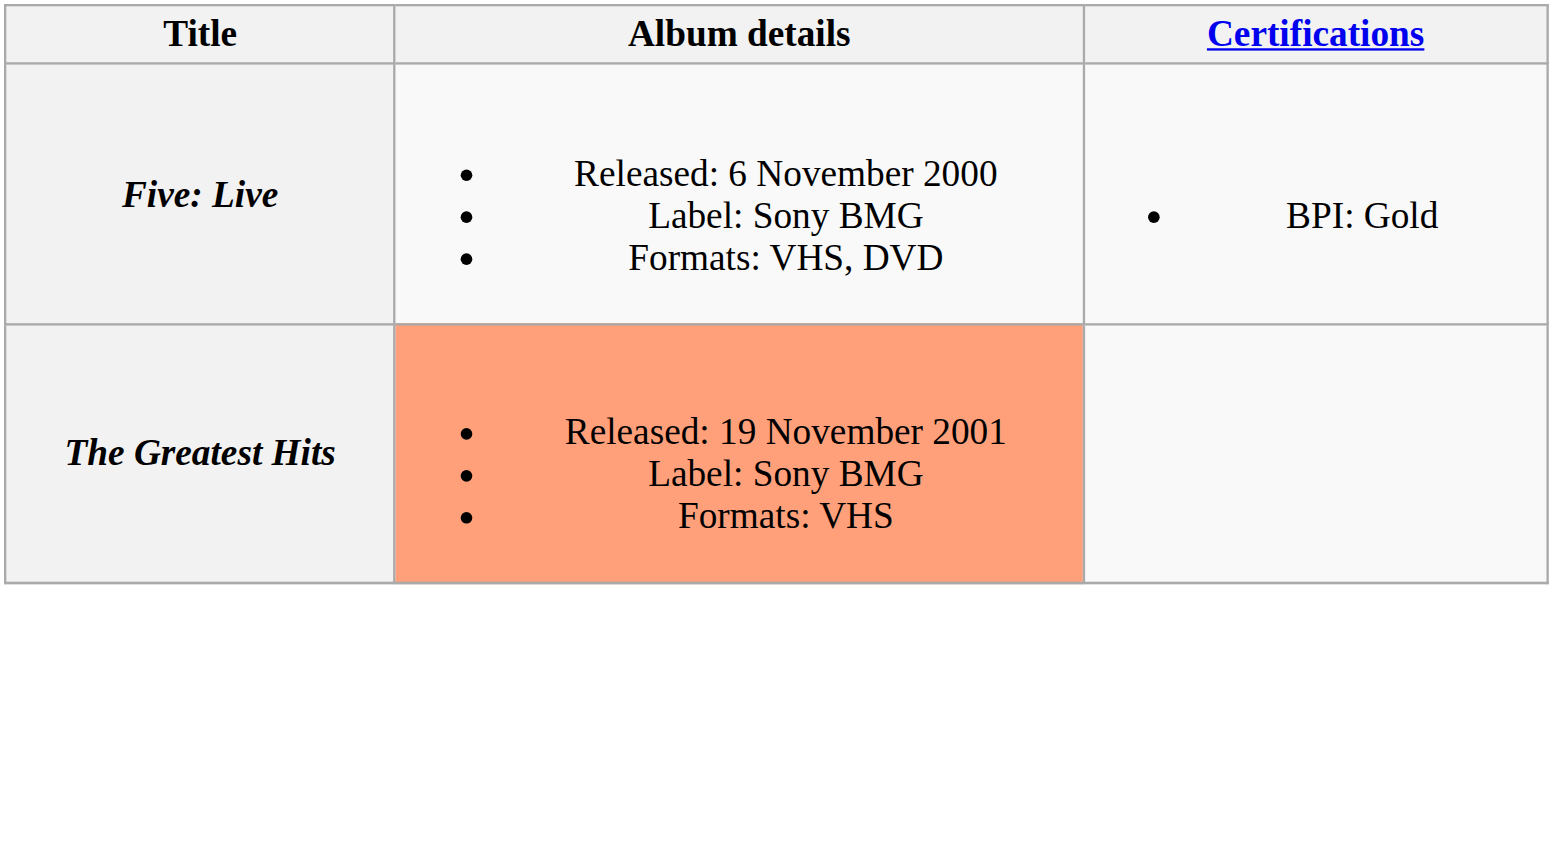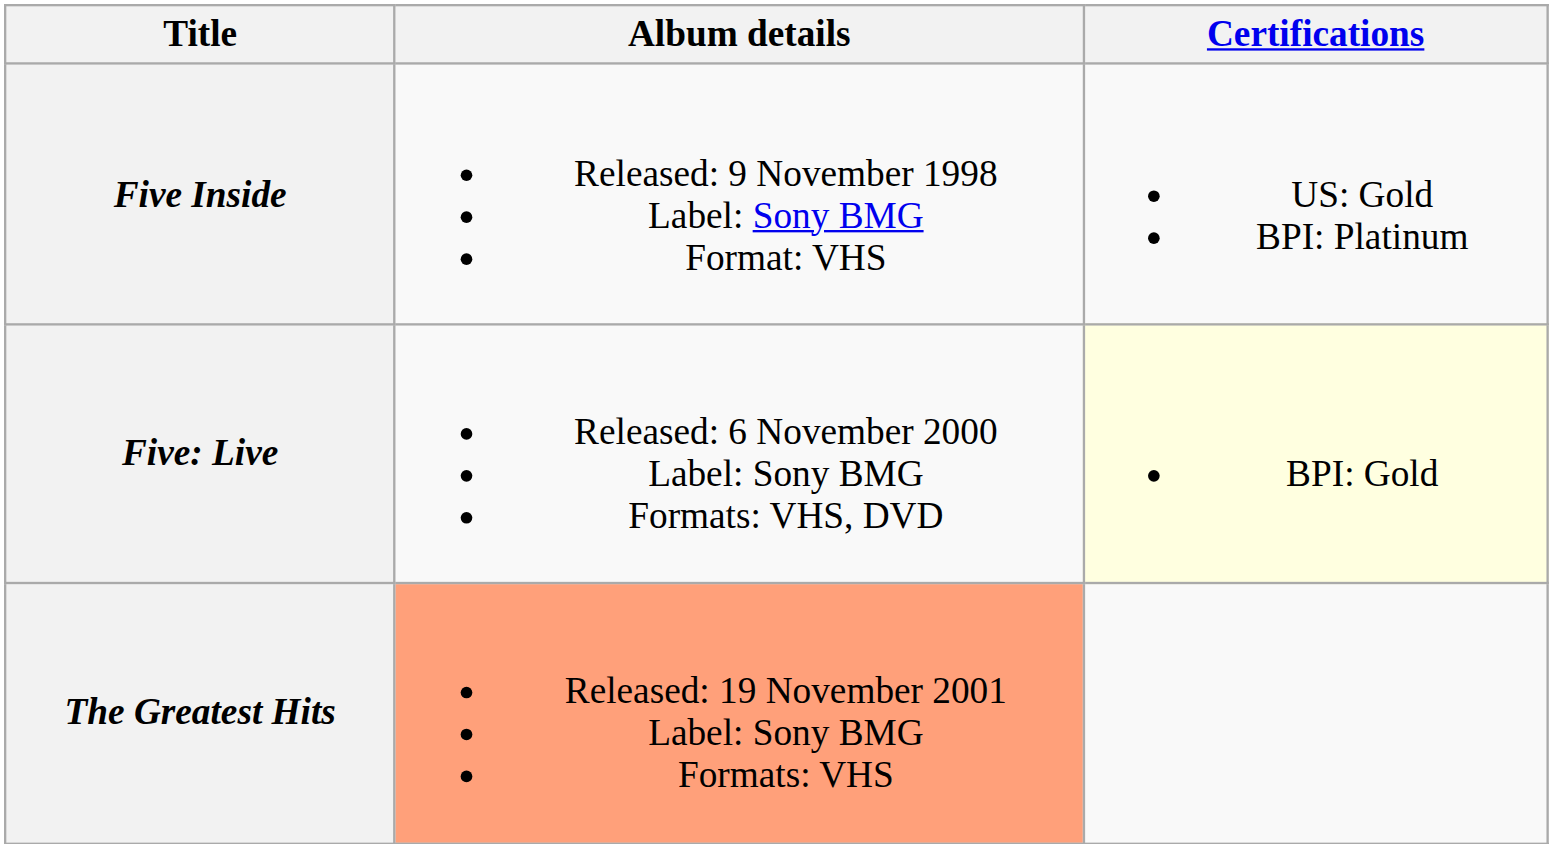+ row: (200, 193)
(1316, 215) no background -> (1316, 475) lightyellow background
